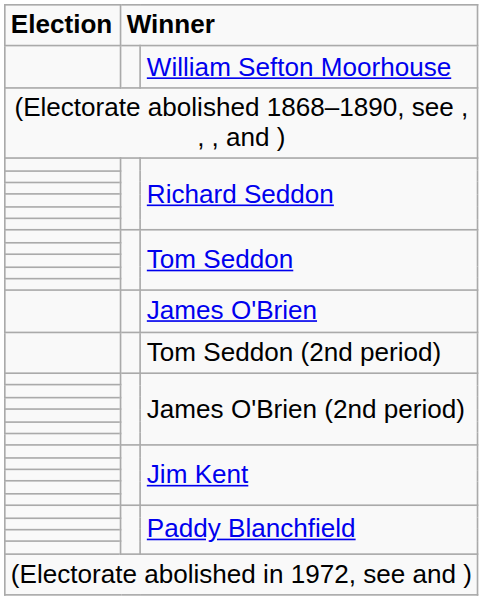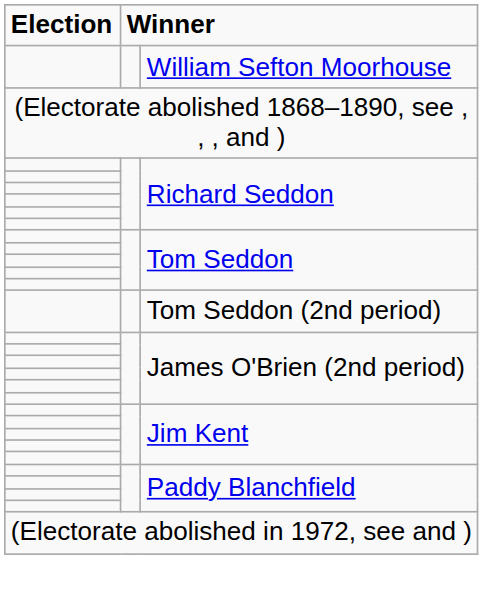- row: (63, 311)
